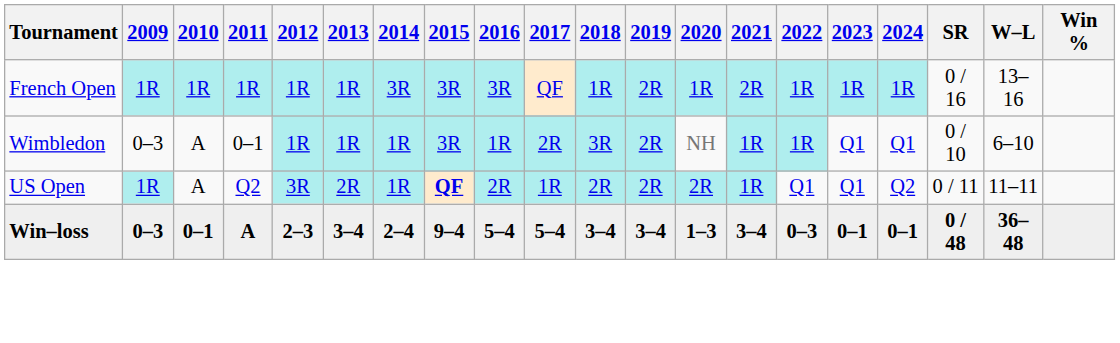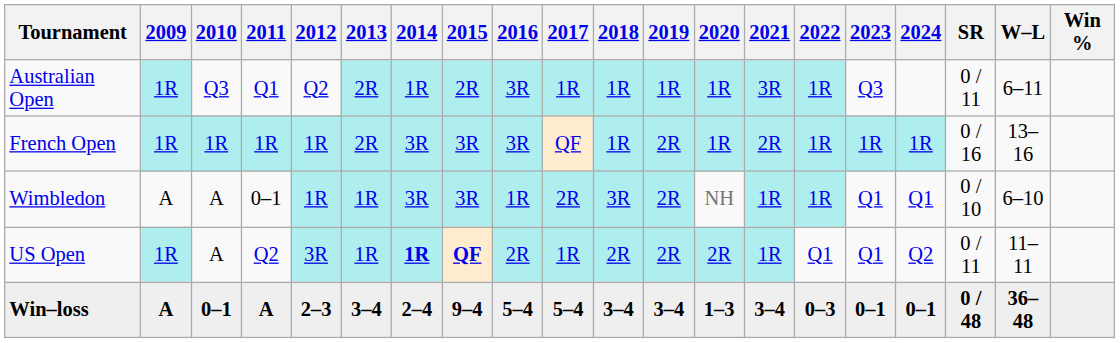+ row: (52, 87)
(348, 87) 1R -> (366, 143) 2R
(148, 143) 0–3 -> (166, 198) A
(399, 143) 1R -> (417, 198) 3R
(348, 187) 2R -> (366, 254) 1R
(399, 187) normal -> (417, 254) bold
(148, 231) 0–3 -> (166, 309) A
